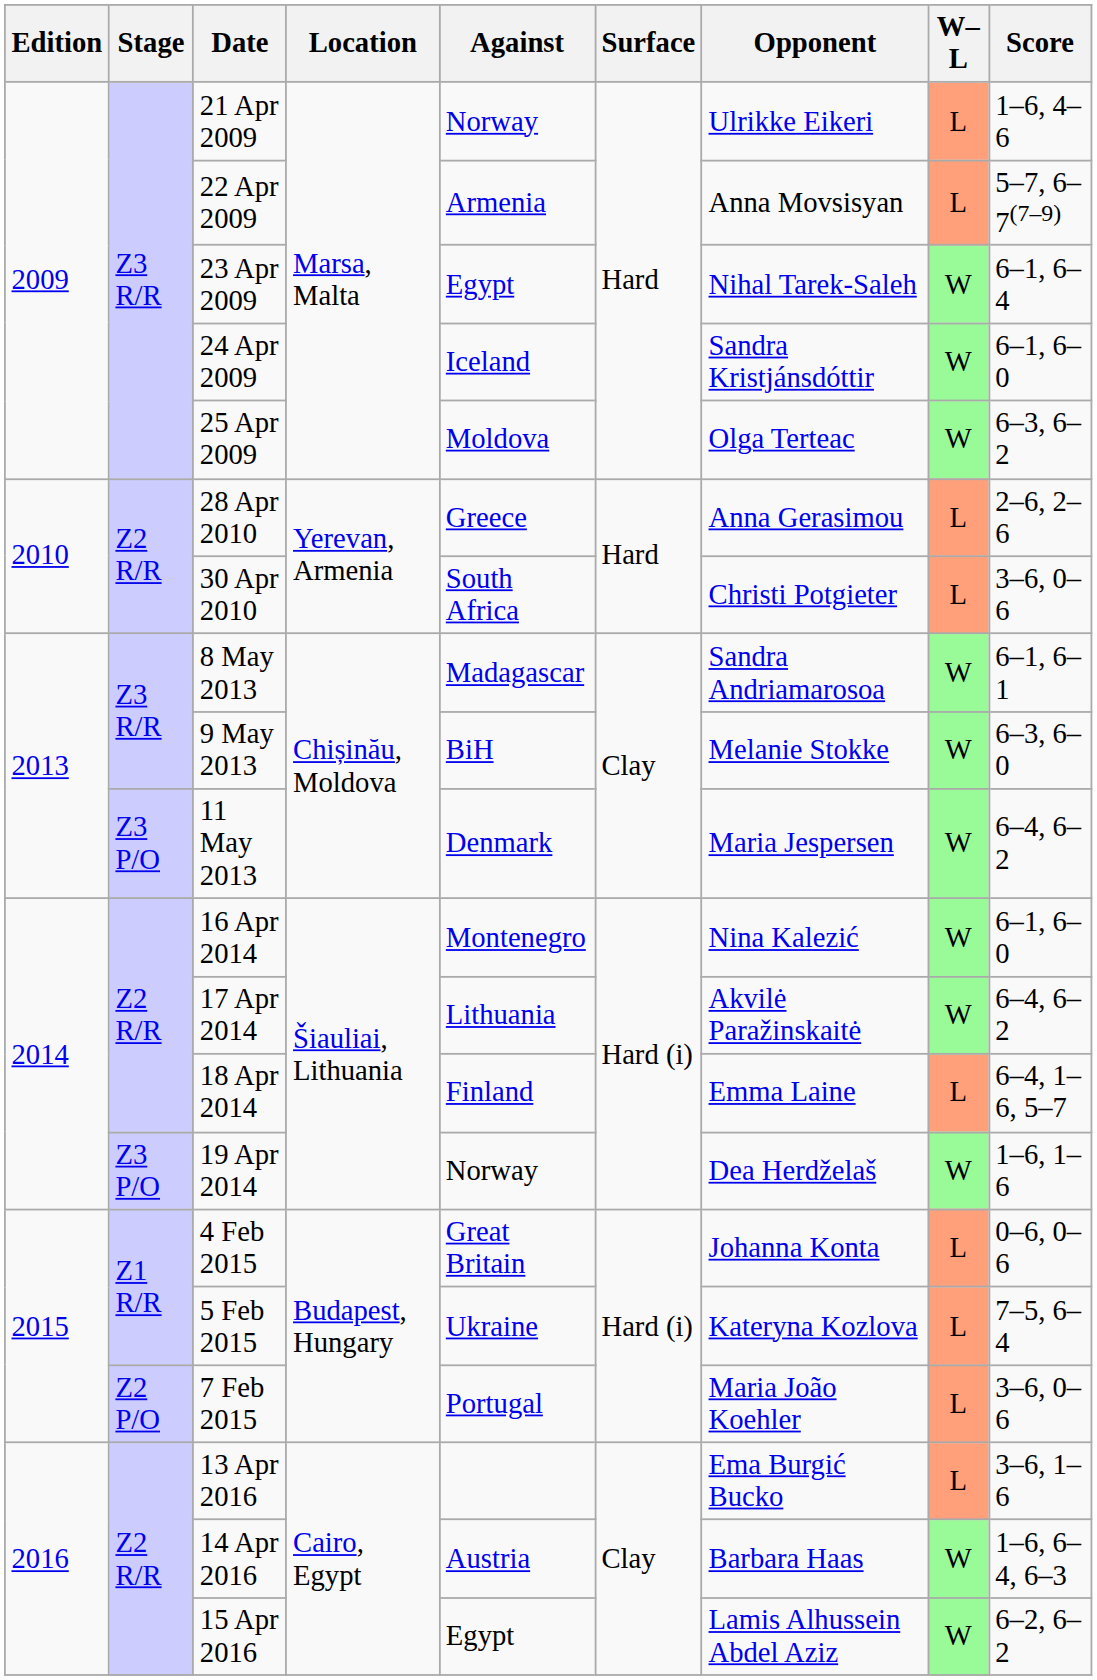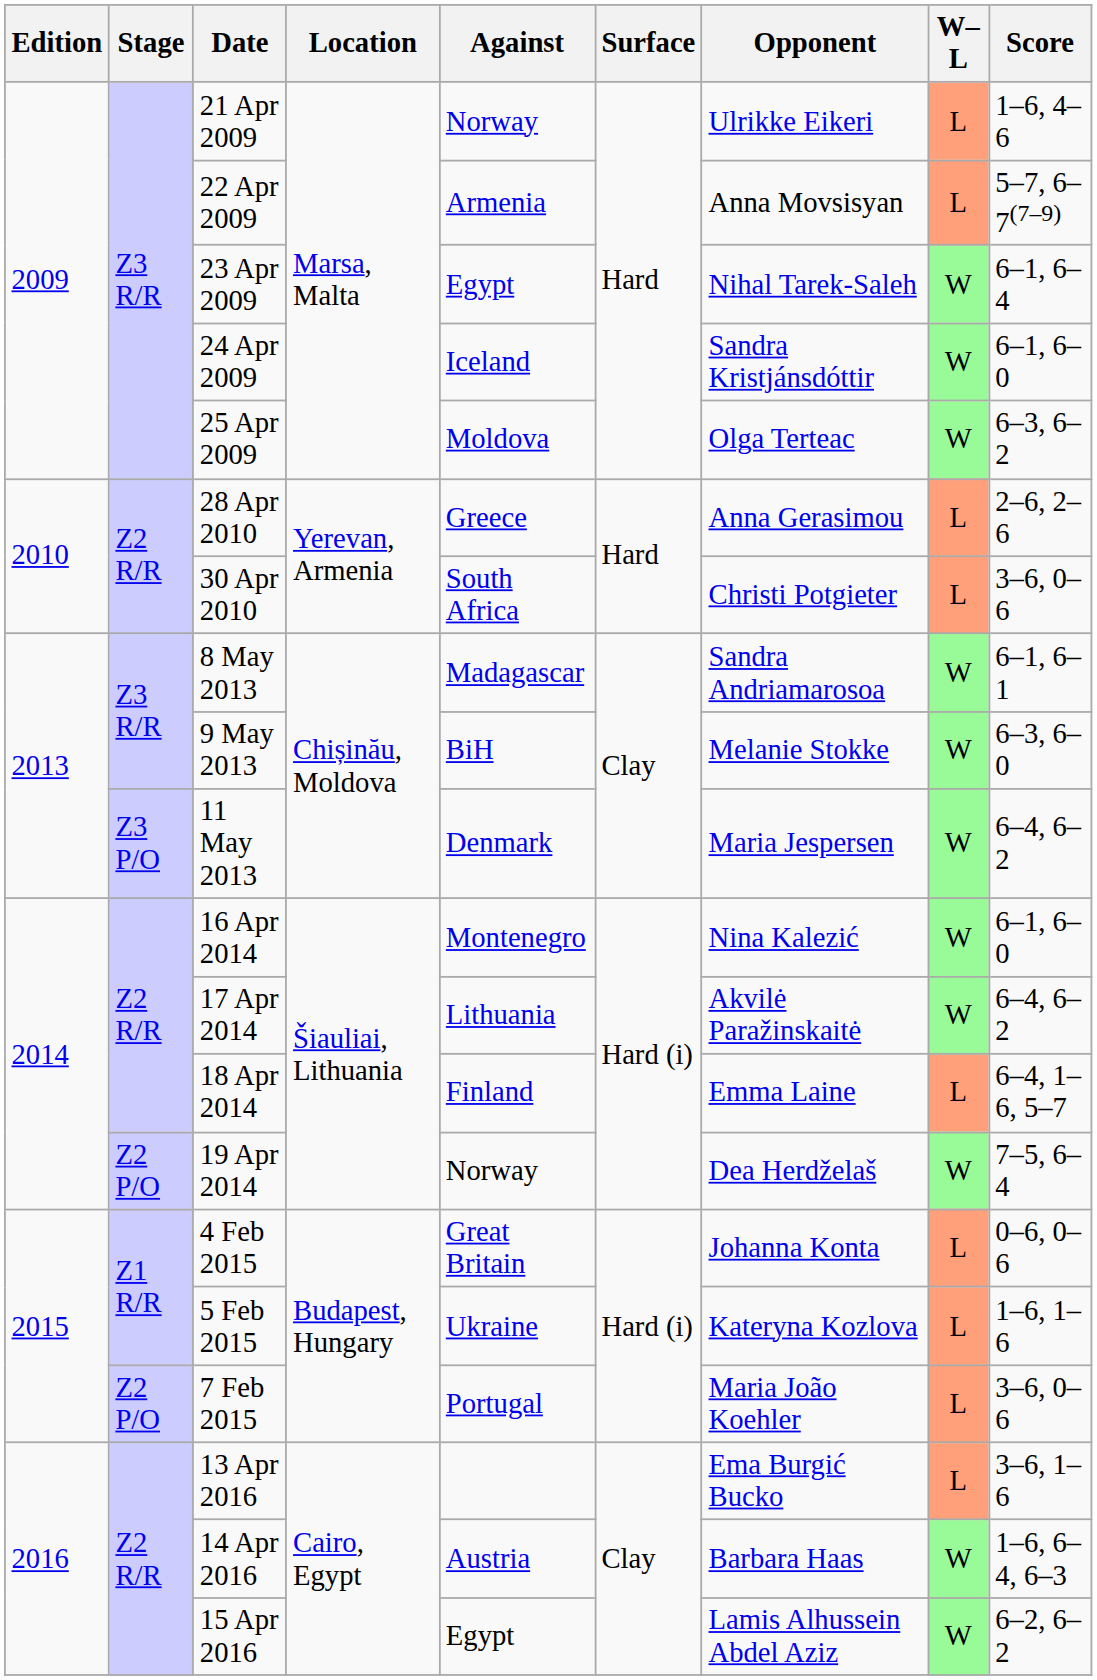(138, 1170) Z3 P/O -> (138, 1170) Z2 P/O
(1038, 1170) 1–6, 1–6 -> (1038, 1170) 7–5, 6–4
(1038, 1325) 7–5, 6–4 -> (1038, 1325) 1–6, 1–6
